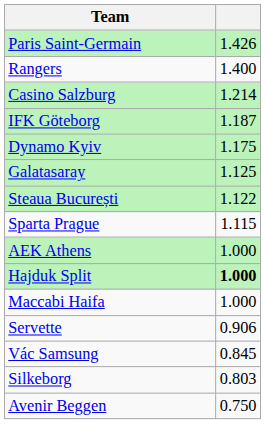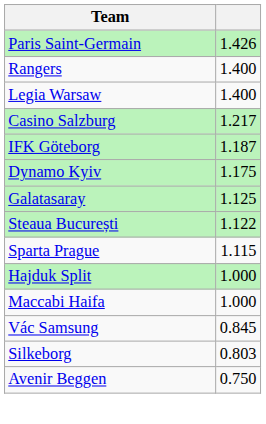+ row: (55, 95)
(238, 95) 1.214 -> (238, 120) 1.217
- row: (50, 250)
(238, 276) bold -> (238, 276) normal
- row: (35, 328)
